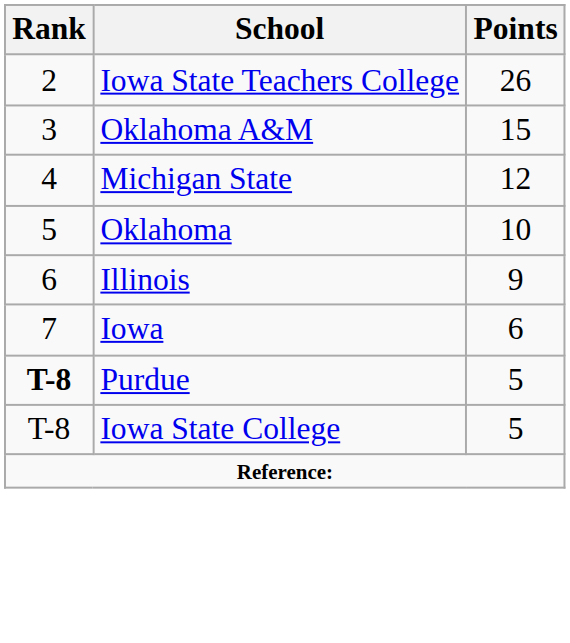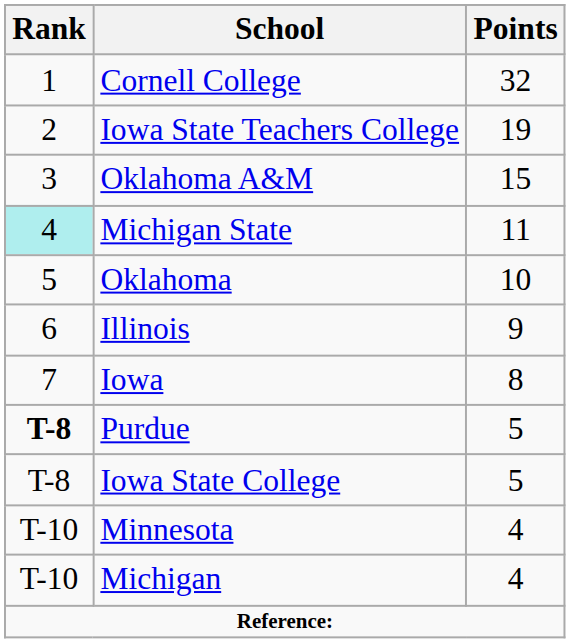+ row: (201, 79)
(516, 79) 26 -> (516, 129) 19
(49, 179) no background -> (49, 229) paleturquoise background
(516, 179) 12 -> (516, 229) 11
(516, 329) 6 -> (516, 379) 8
+ row: (167, 529)
+ row: (161, 579)
